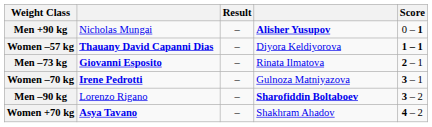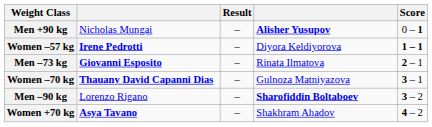(146, 46) Thauany David Capanni Dias -> (111, 46) Irene Pedrotti
(111, 79) Irene Pedrotti -> (146, 79) Thauany David Capanni Dias
